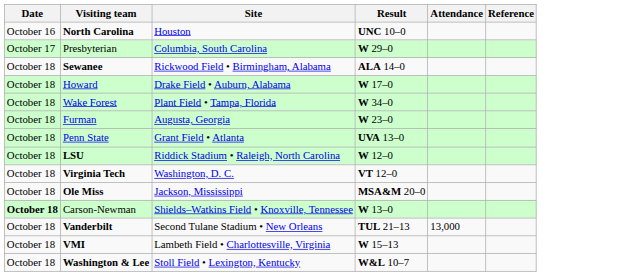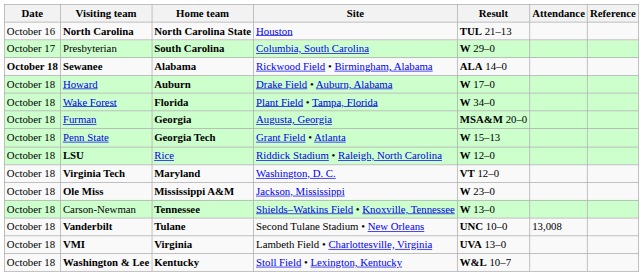+ column: (203, 13)
(382, 31) UNC 10–0 -> (486, 31) TUL 21–13
(31, 66) normal -> (32, 66) bold
(375, 120) W 23–0 -> (493, 120) MSA&M 20–0
(381, 138) UVA 13–0 -> (480, 138) W 15–13
(392, 191) MSA&M 20–0 -> (477, 191) W 23–0
(32, 209) bold -> (31, 209) normal
(384, 227) TUL 21–13 -> (484, 227) UNC 10–0
(445, 227) 13,000 -> (547, 227) 13,008
(378, 244) W 15–13 -> (483, 244) UVA 13–0
